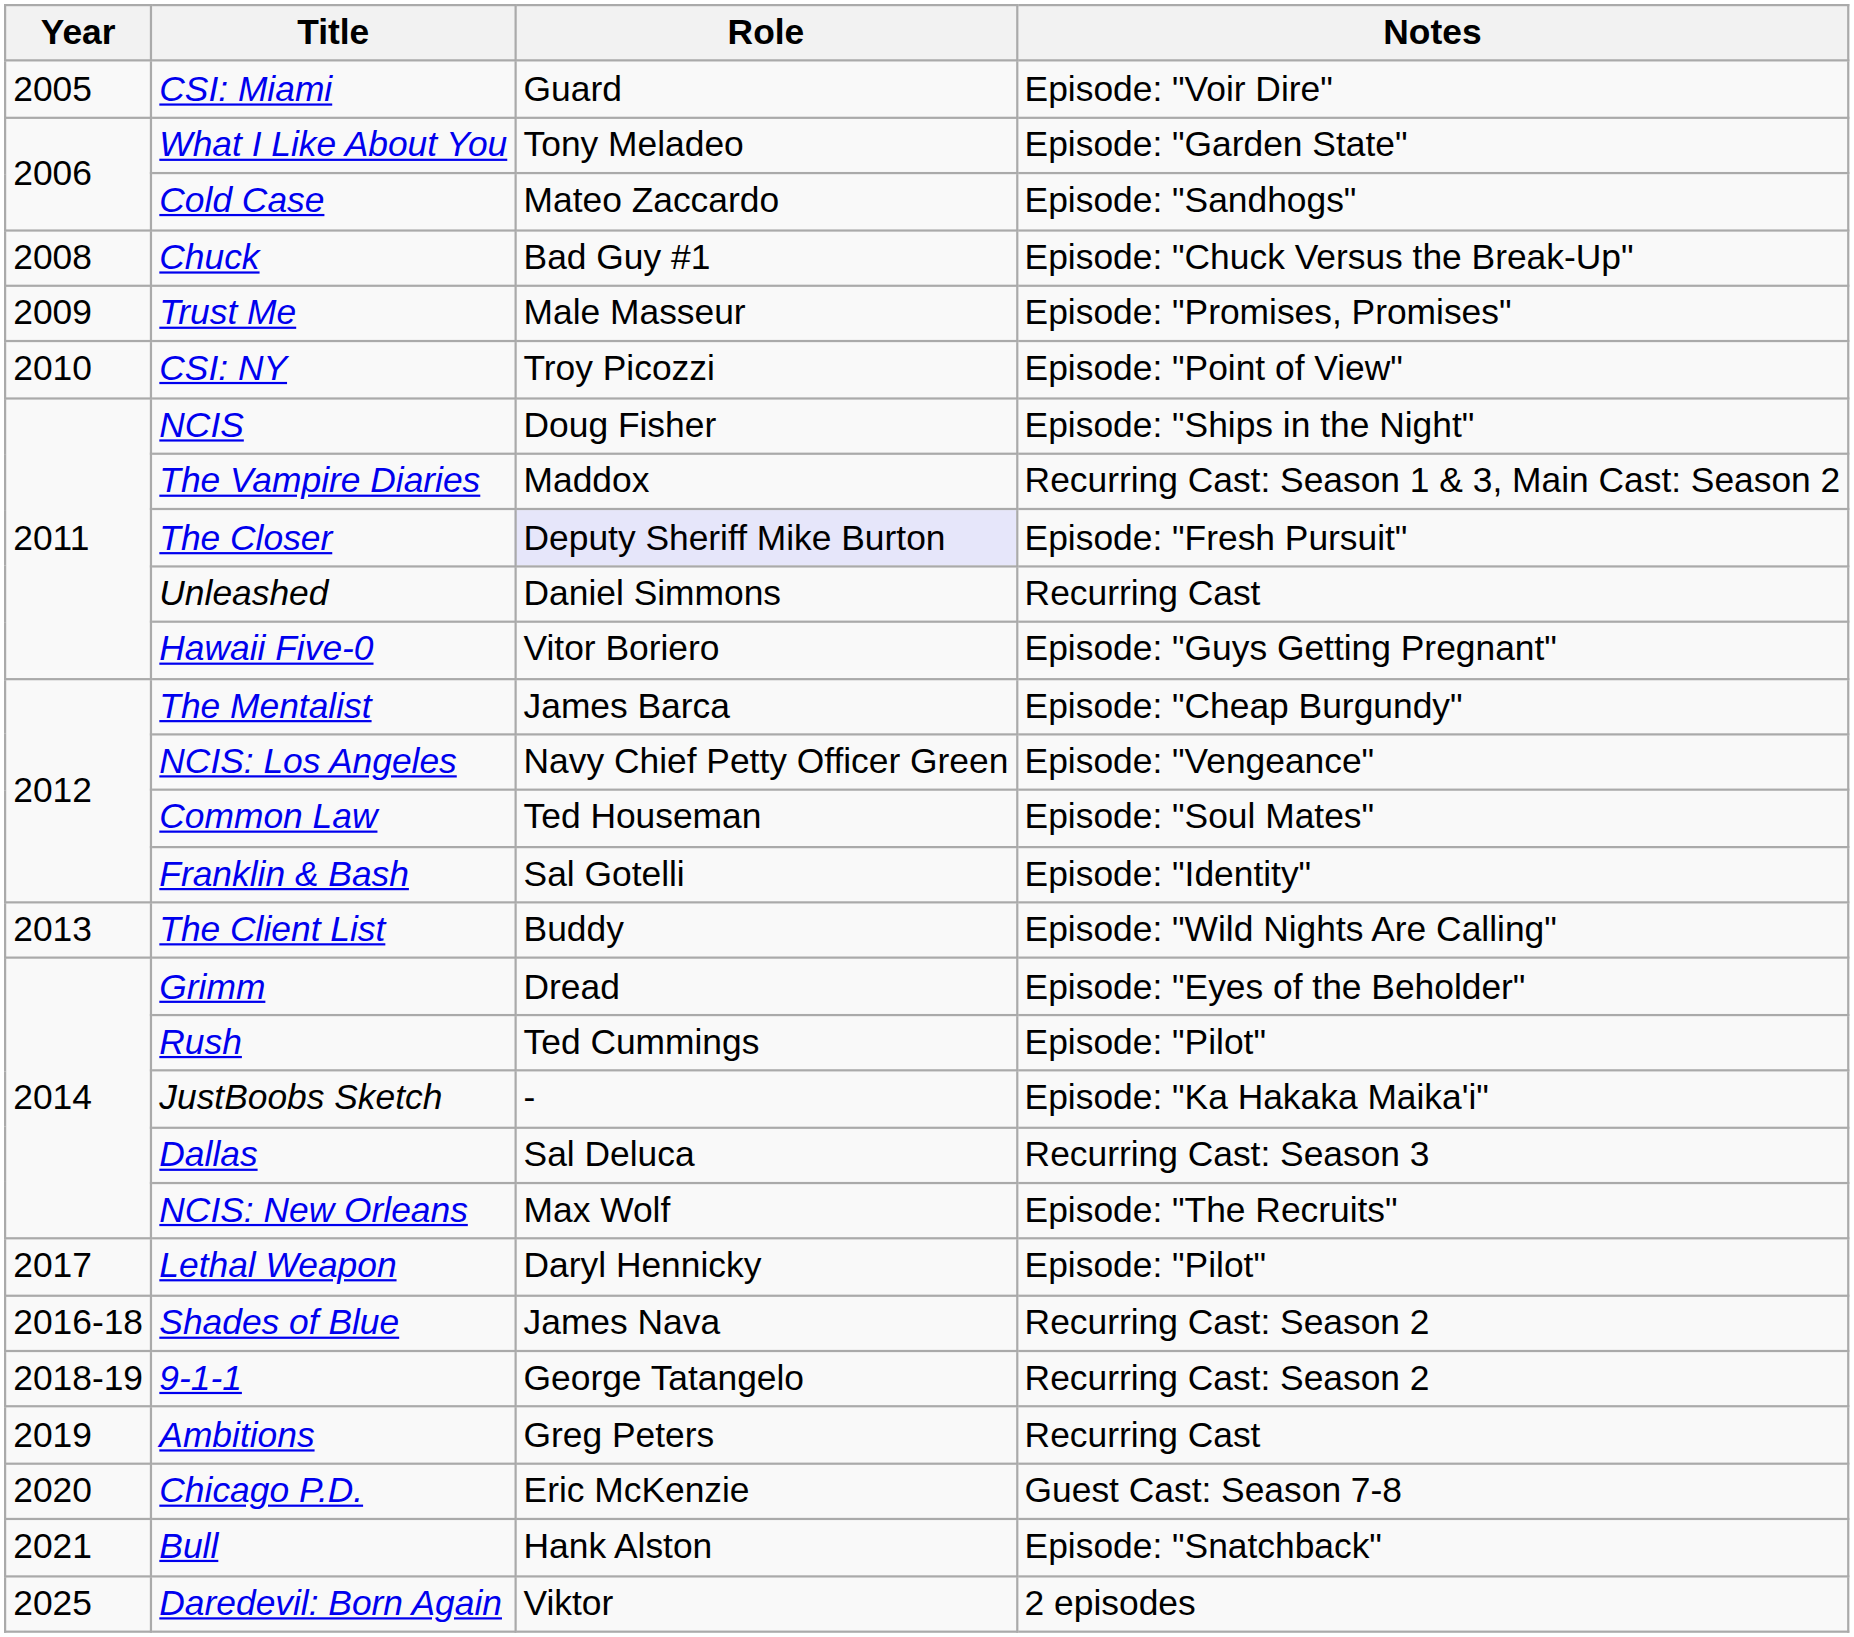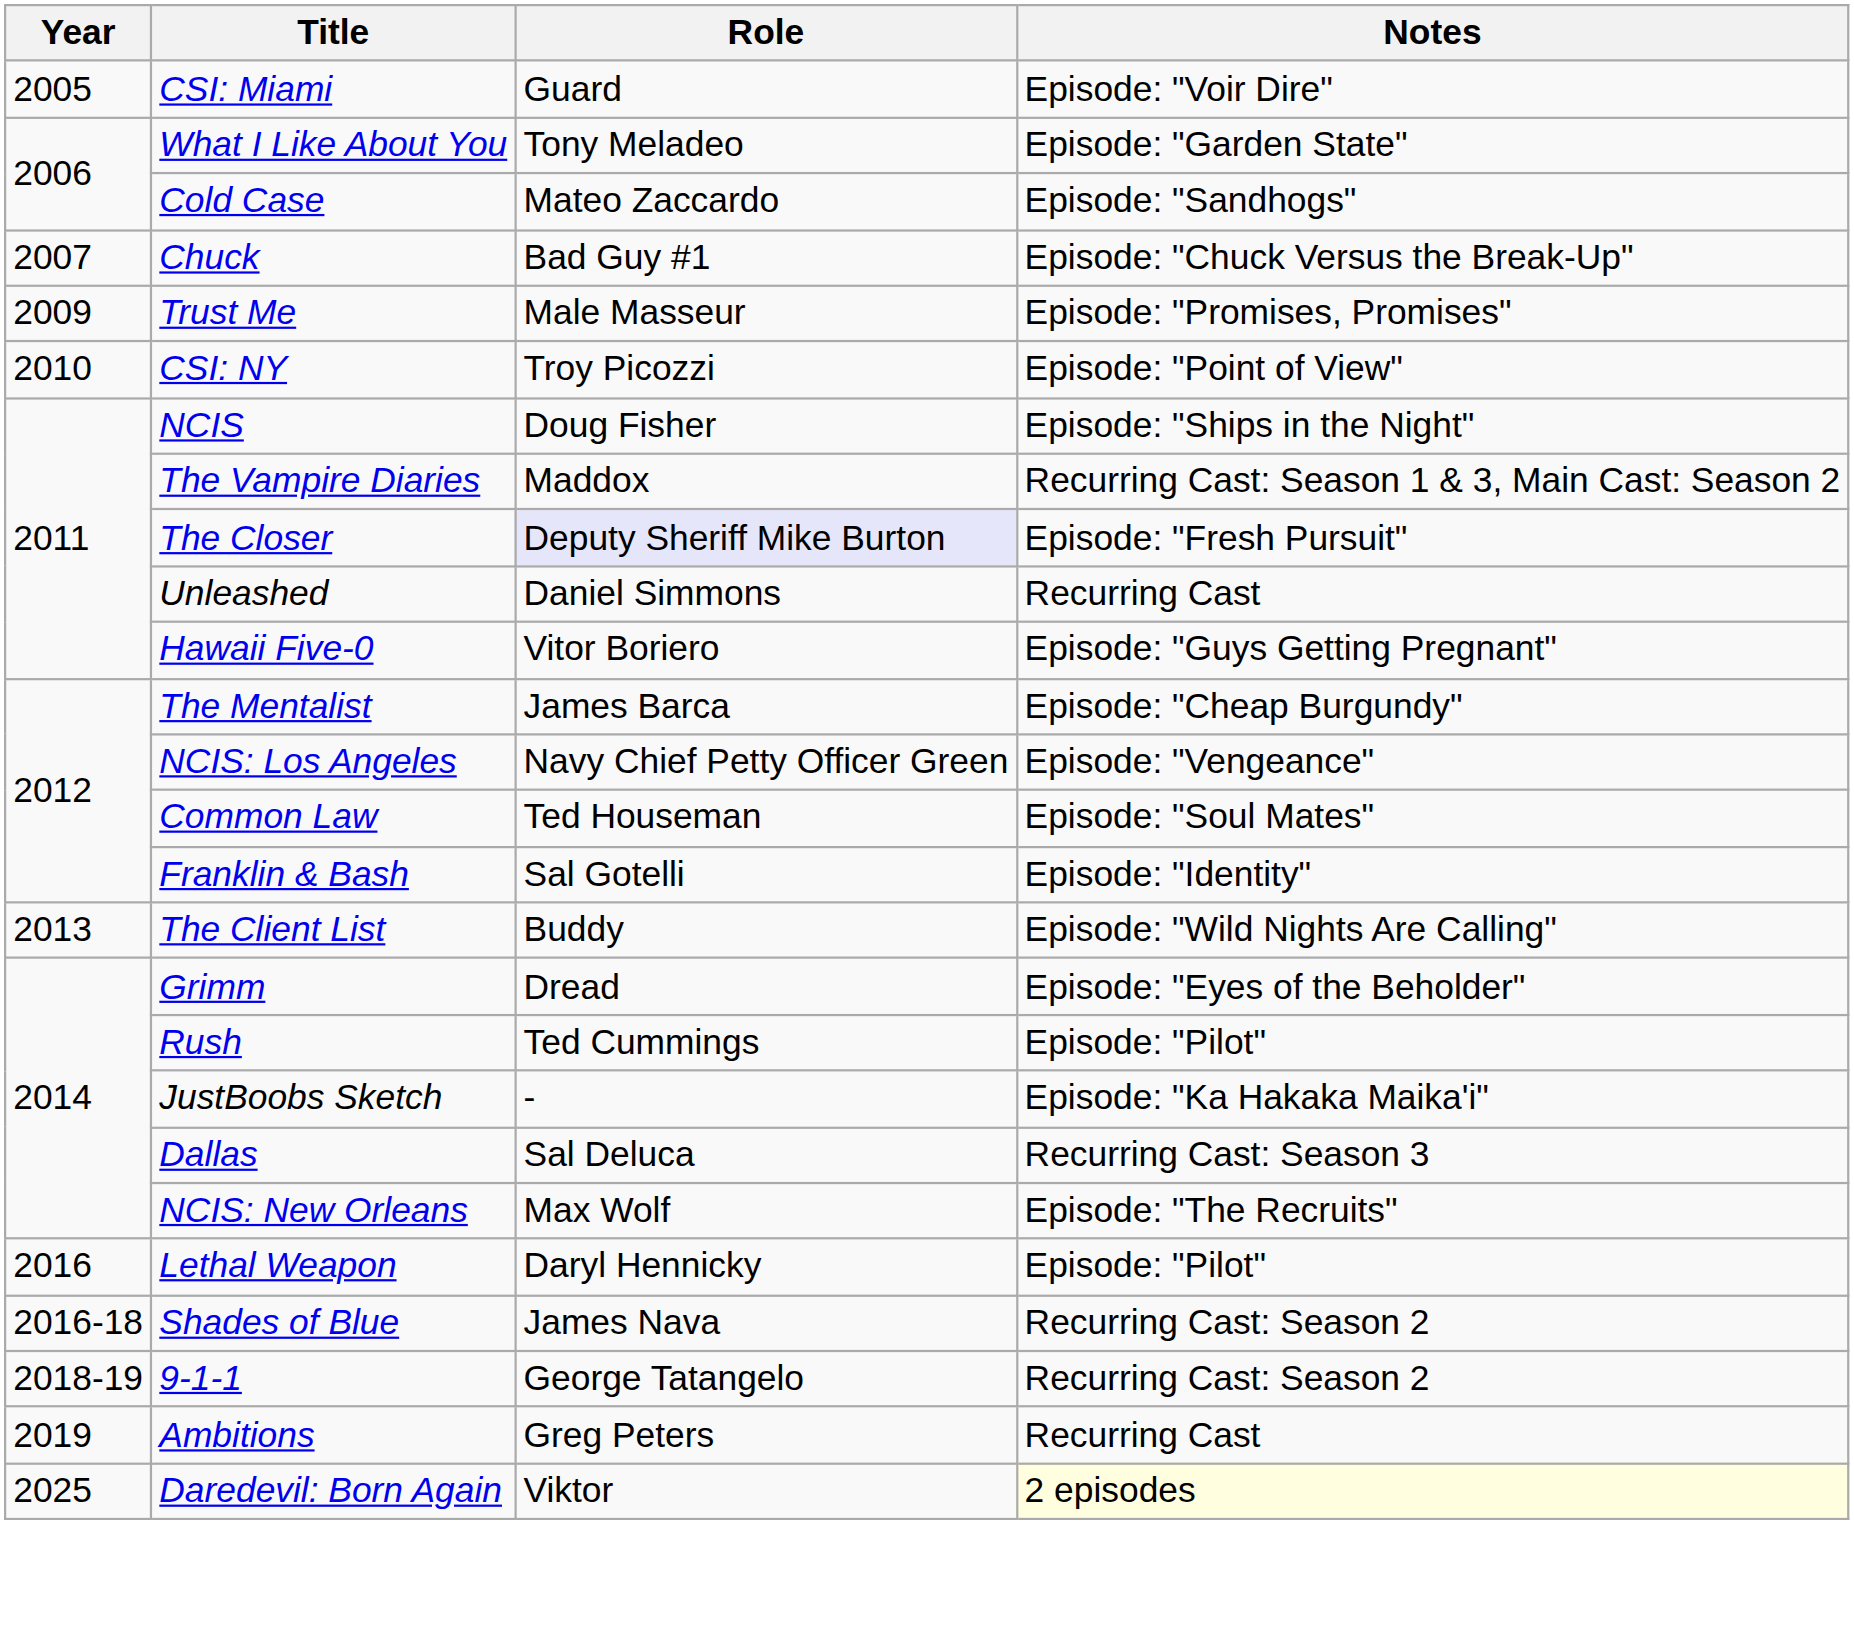(53, 256) 2008 -> (53, 256) 2007
(53, 1266) 2017 -> (53, 1266) 2016
- row: (261, 1490)
- row: (189, 1546)
(1110, 1602) no background -> (1110, 1490) lightyellow background
